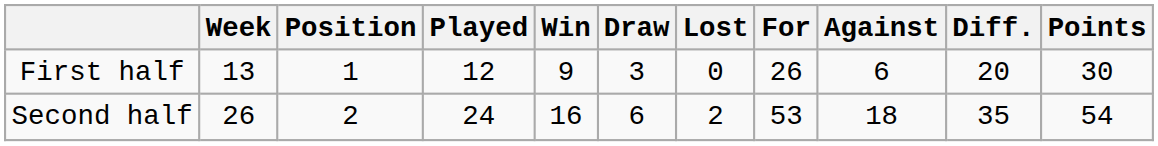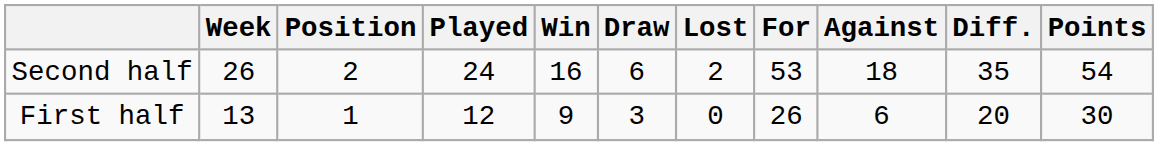rows swapped: (102, 72) <-> (102, 117)
